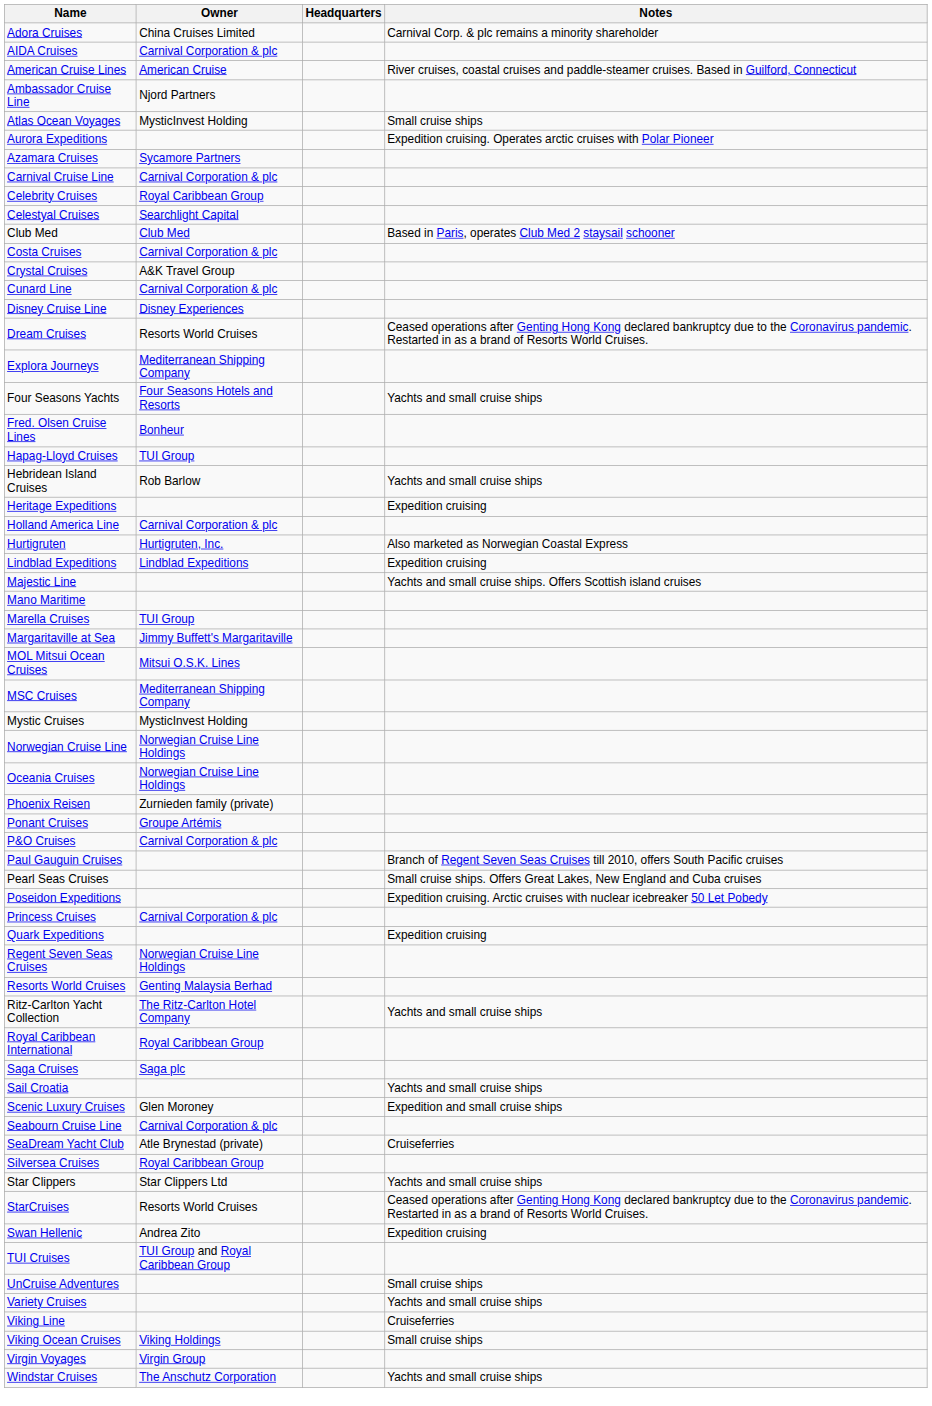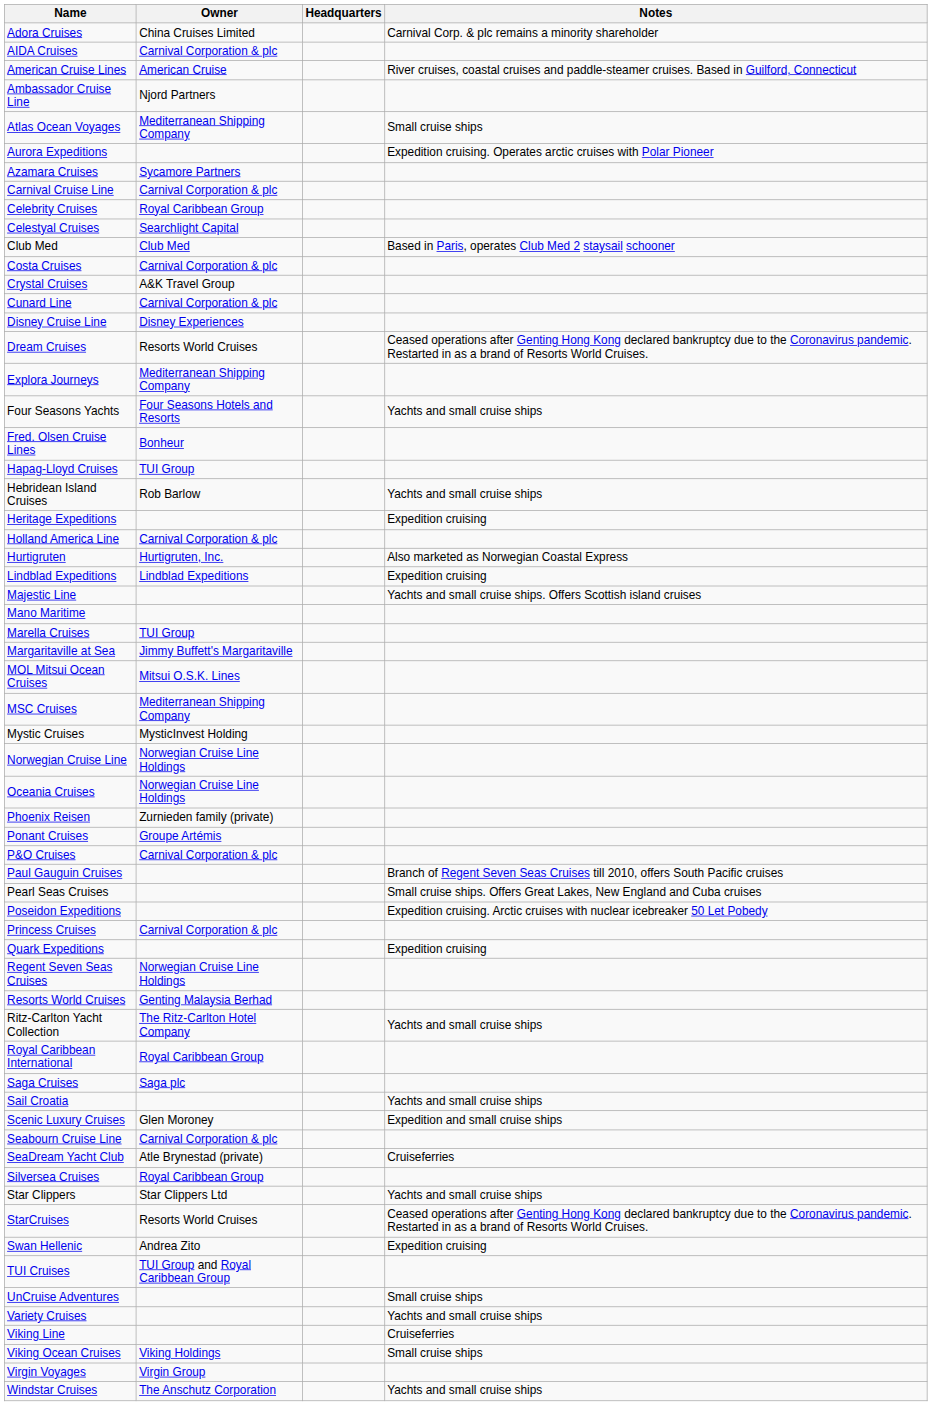(193, 121) MysticInvest Holding -> (202, 127) Mediterranean Shipping Company
